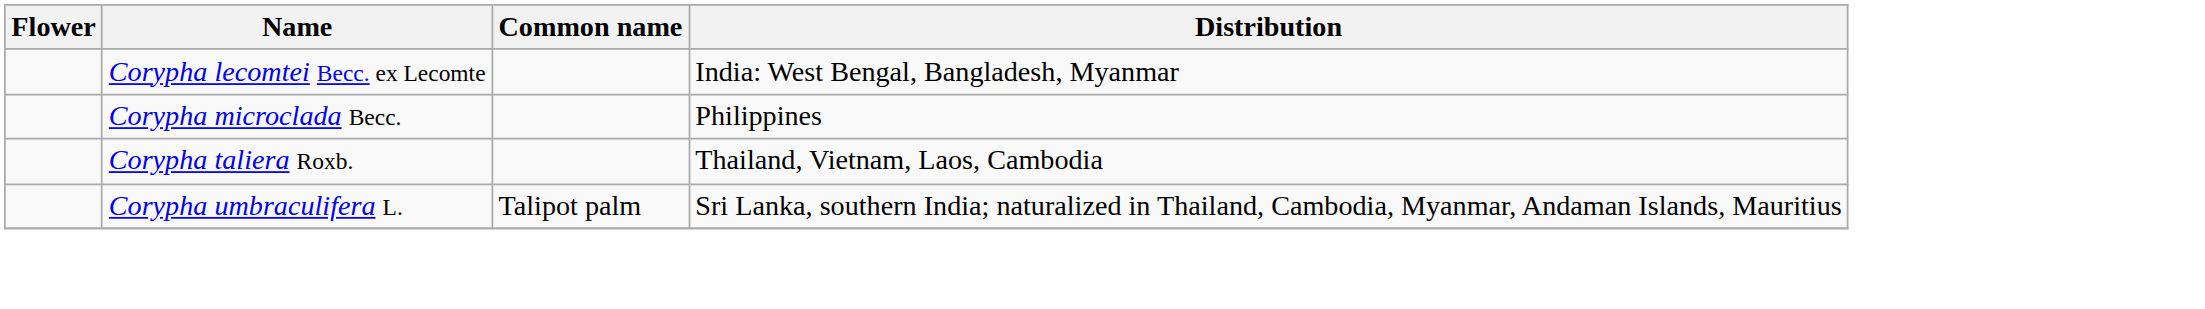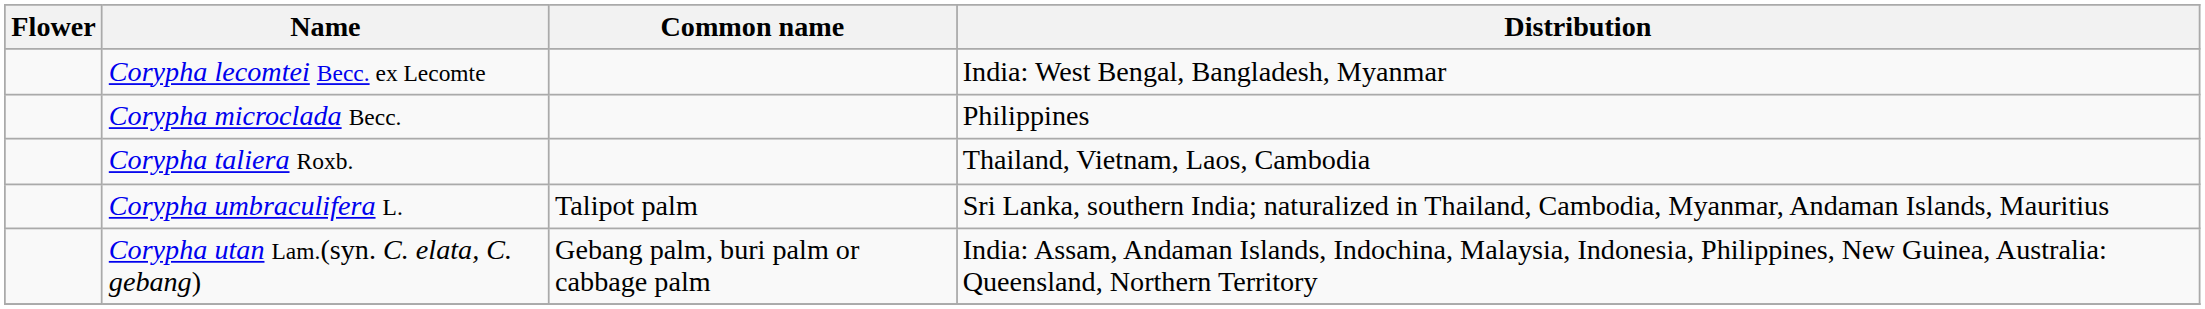+ row: (310, 265)
